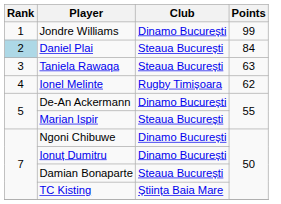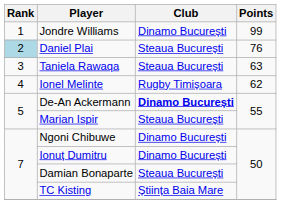(249, 48) 84 -> (256, 48) 76
(182, 102) normal -> (186, 102) bold
